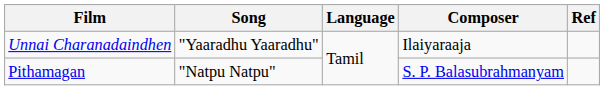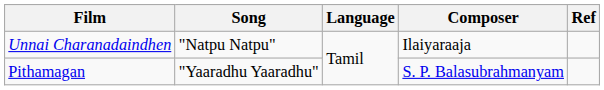(249, 44) "Yaaradhu Yaaradhu" -> (227, 44) "Natpu Natpu"
(227, 71) "Natpu Natpu" -> (249, 71) "Yaaradhu Yaaradhu"
